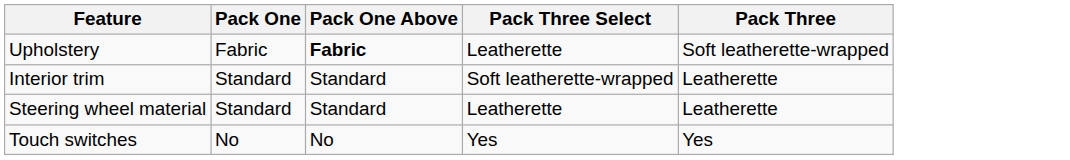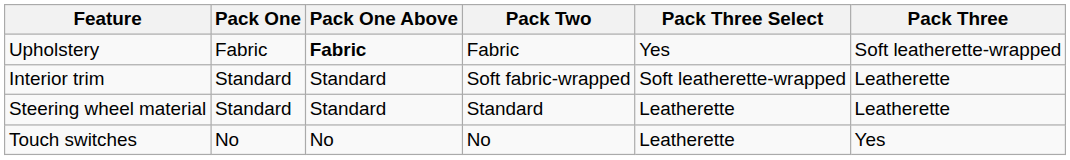+ column: (549, 19)
(514, 49) Leatherette -> (655, 49) Yes
(482, 139) Yes -> (687, 139) Leatherette
